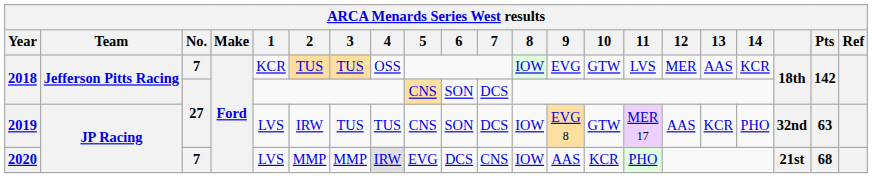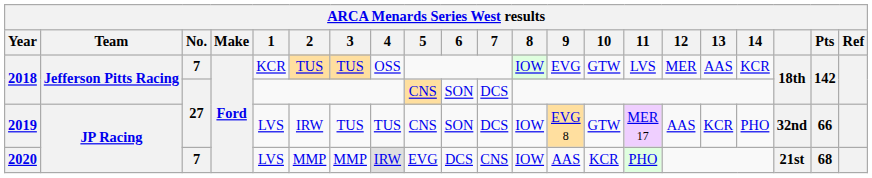(825, 125) 63 -> (825, 125) 66
